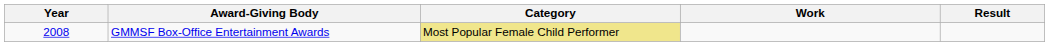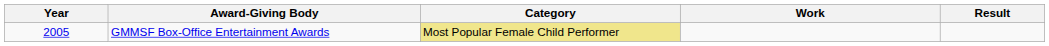(56, 32) 2008 -> (56, 32) 2005
